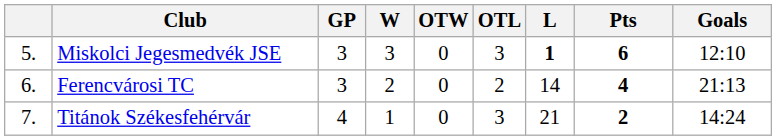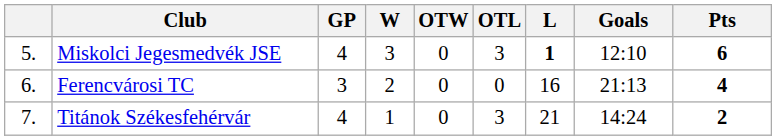columns swapped: (722, 20) <-> (623, 20)
(342, 53) 3 -> (342, 53) 4
(499, 85) 2 -> (499, 85) 0
(550, 85) 14 -> (550, 85) 16
